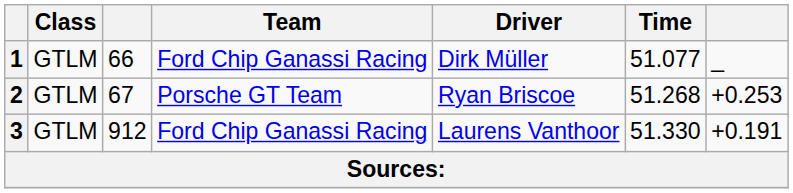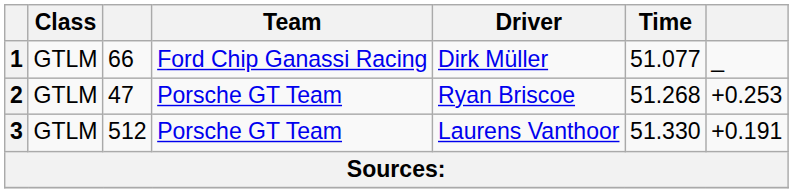(121, 95) 67 -> (121, 95) 47
(127, 132) 912 -> (127, 132) 512
(292, 132) Ford Chip Ganassi Racing -> (250, 132) Porsche GT Team
